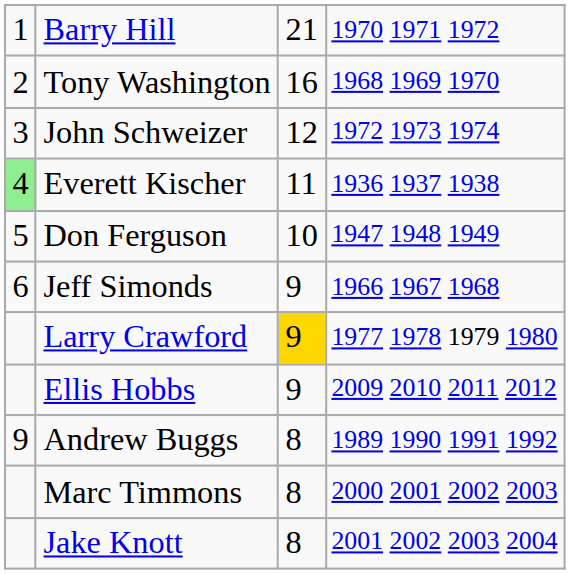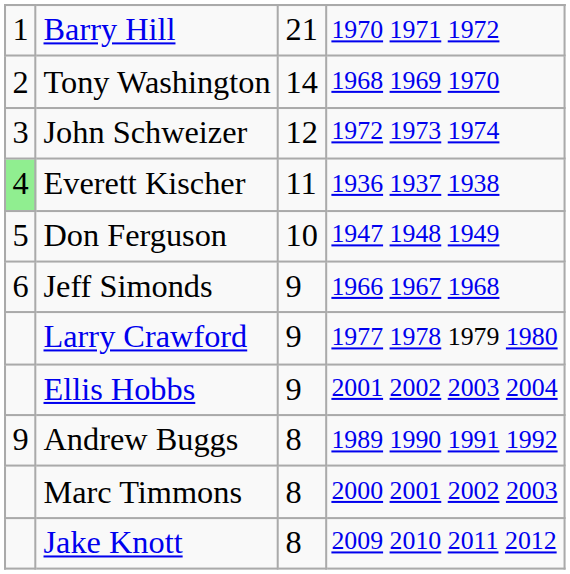(302, 81) 16 -> (302, 81) 14
(294, 337) gold background -> (294, 337) no background
(444, 388) 2009 2010 2011 2012 -> (445, 388) 2001 2002 2003 2004
(445, 542) 2001 2002 2003 2004 -> (444, 542) 2009 2010 2011 2012
